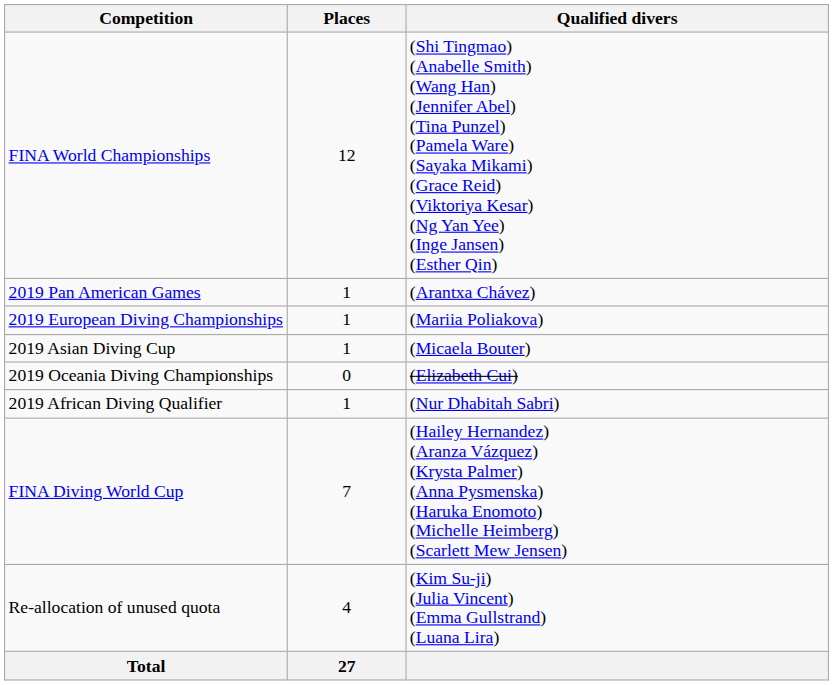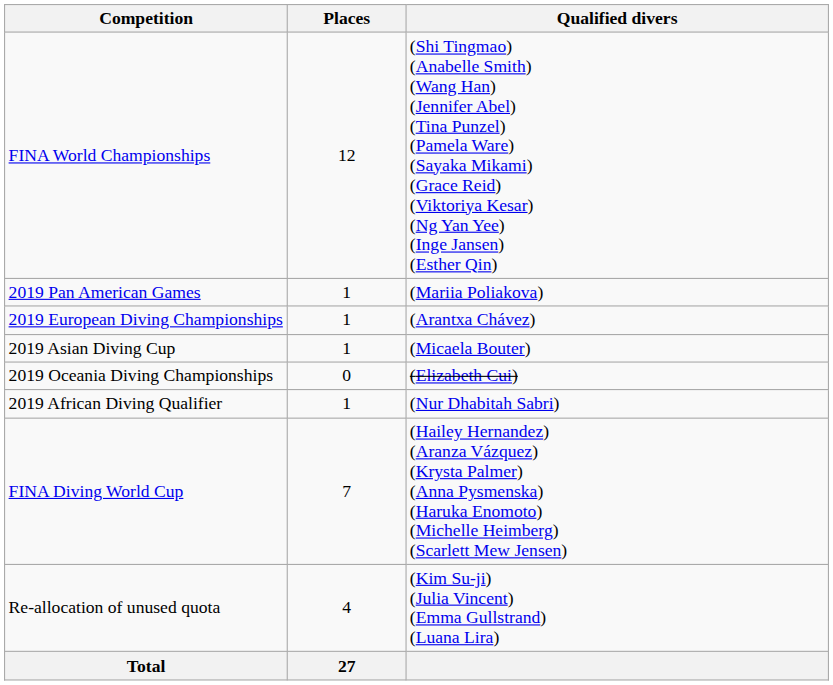(473, 292) (Arantxa Chávez) -> (477, 292) (Mariia Poliakova)
(477, 319) (Mariia Poliakova) -> (473, 319) (Arantxa Chávez)
